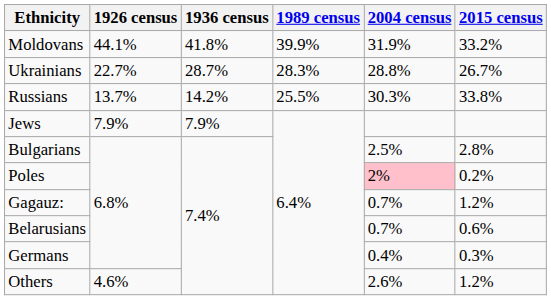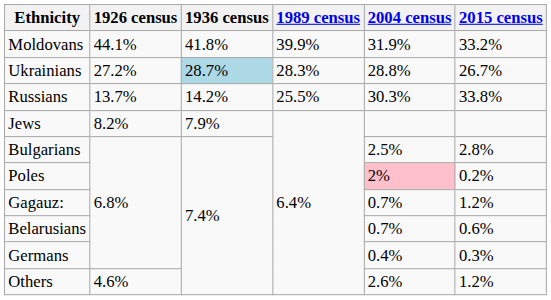(115, 70) 22.7% -> (115, 70) 27.2%
(206, 70) no background -> (206, 70) lightblue background
(111, 123) 7.9% -> (111, 123) 8.2%
